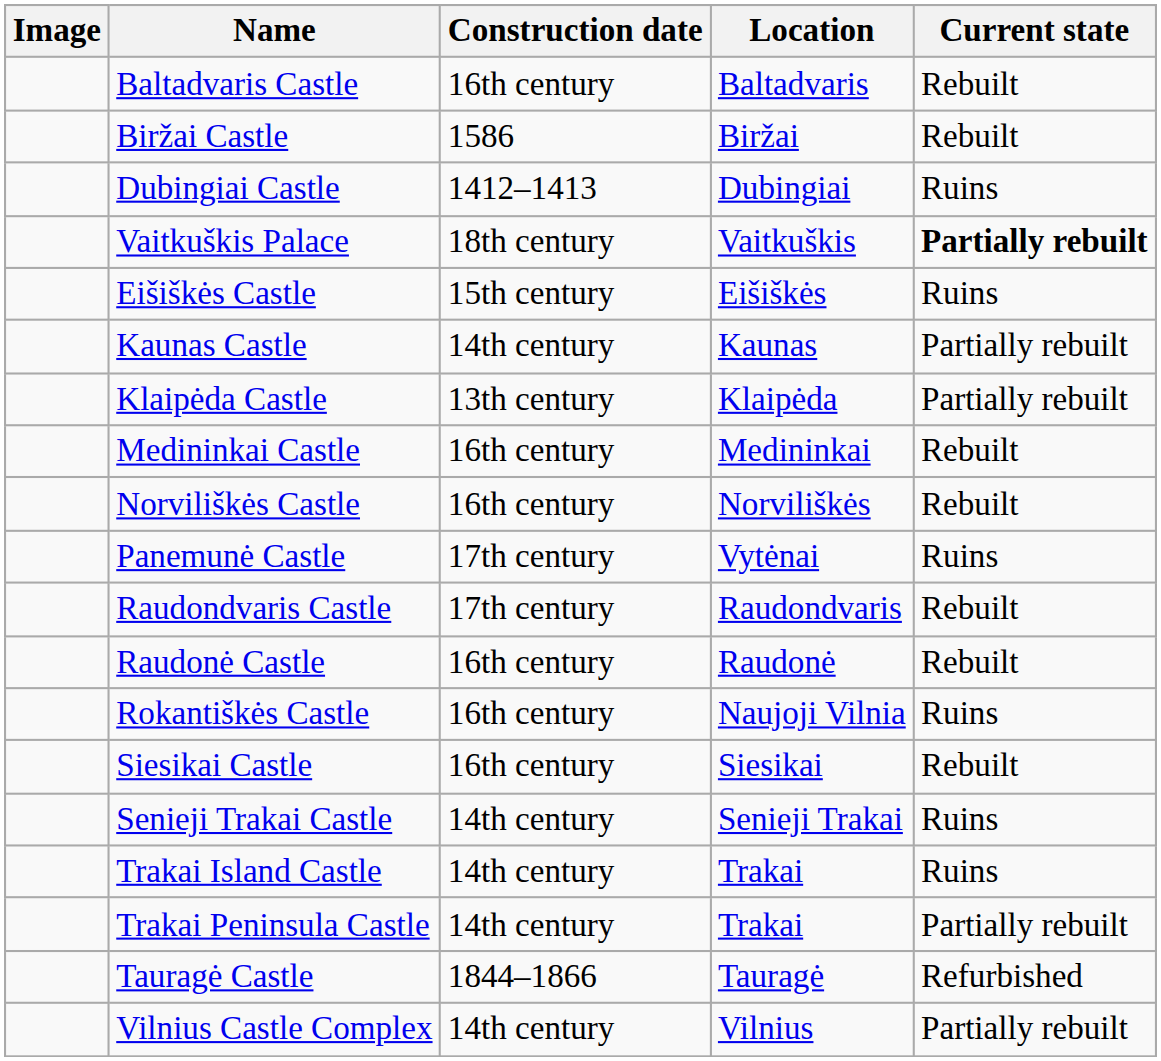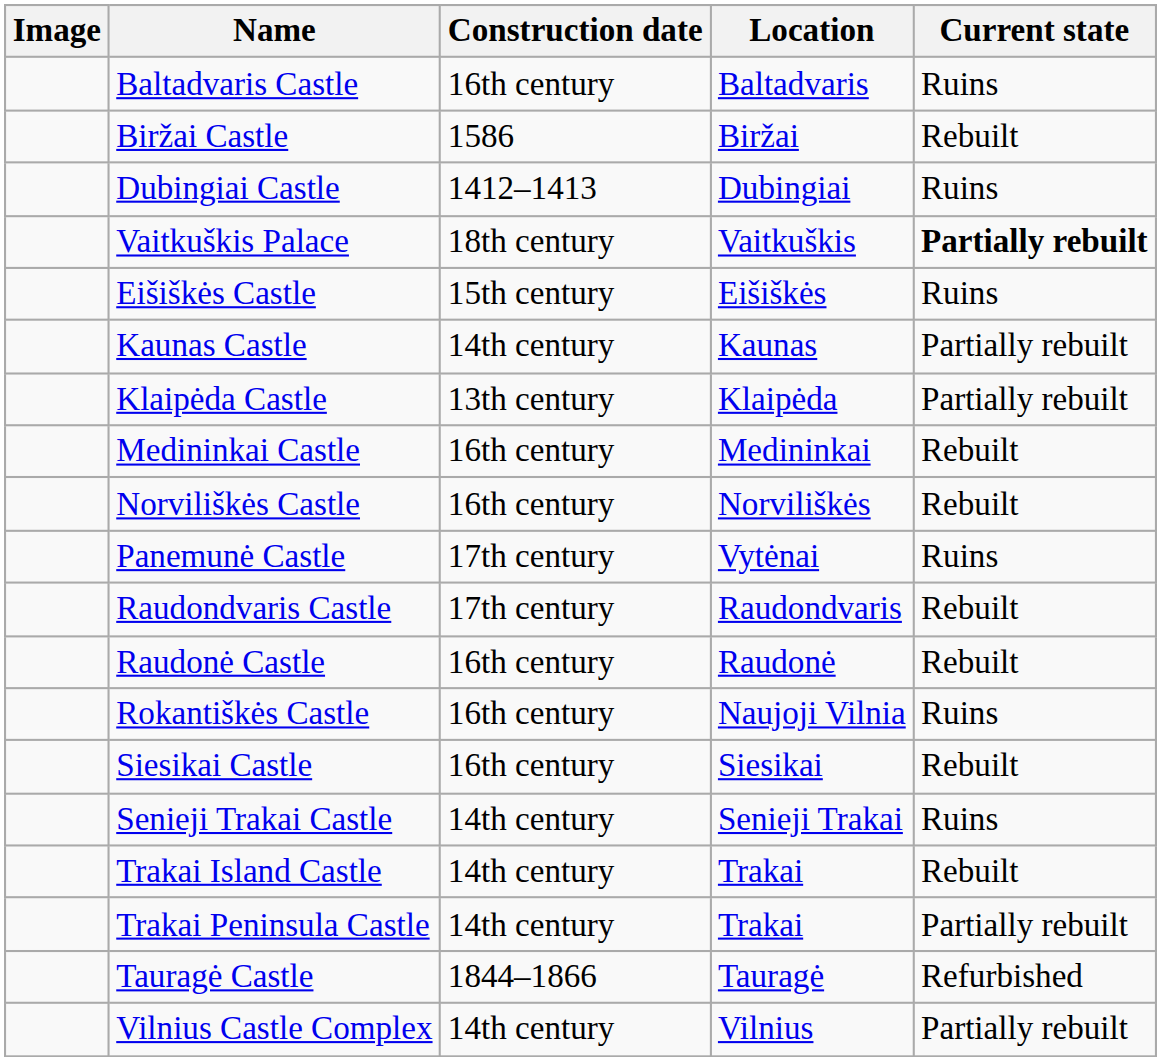(970, 83) Rebuilt -> (960, 83) Ruins
(960, 871) Ruins -> (970, 871) Rebuilt
